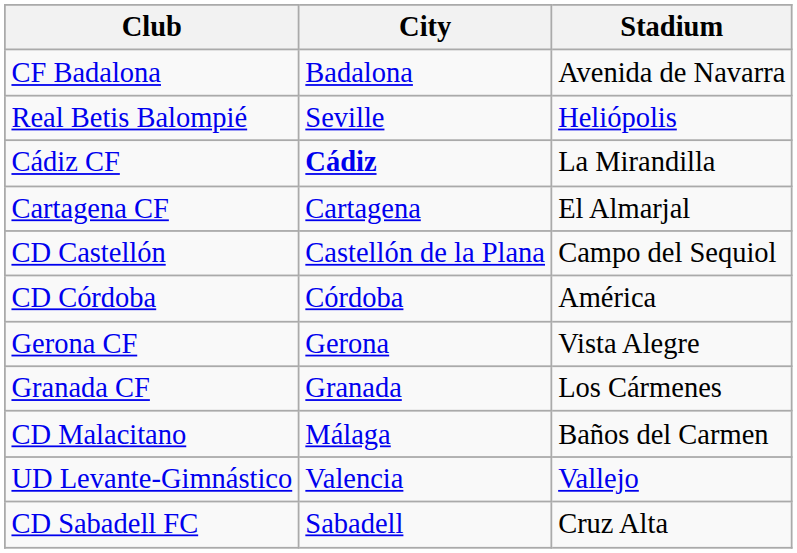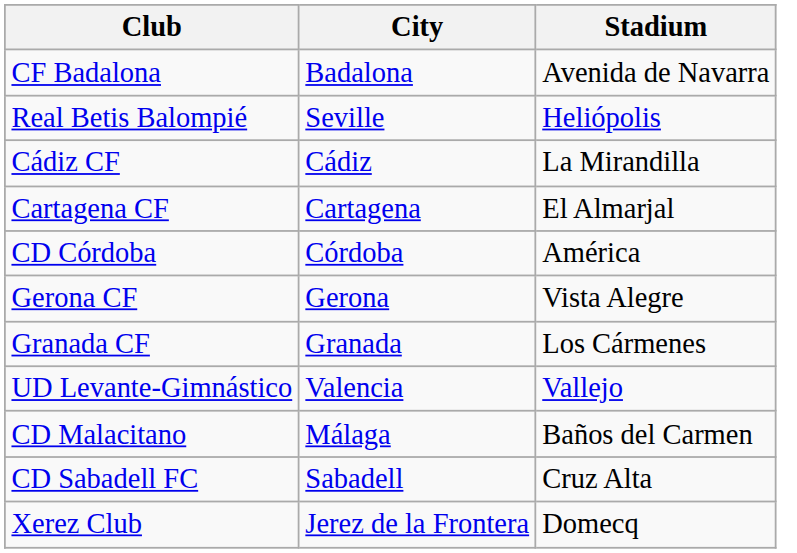(341, 162) bold -> (339, 162) normal
- row: (89, 252)
rows swapped: (152, 478) <-> (99, 433)
+ row: (77, 523)
